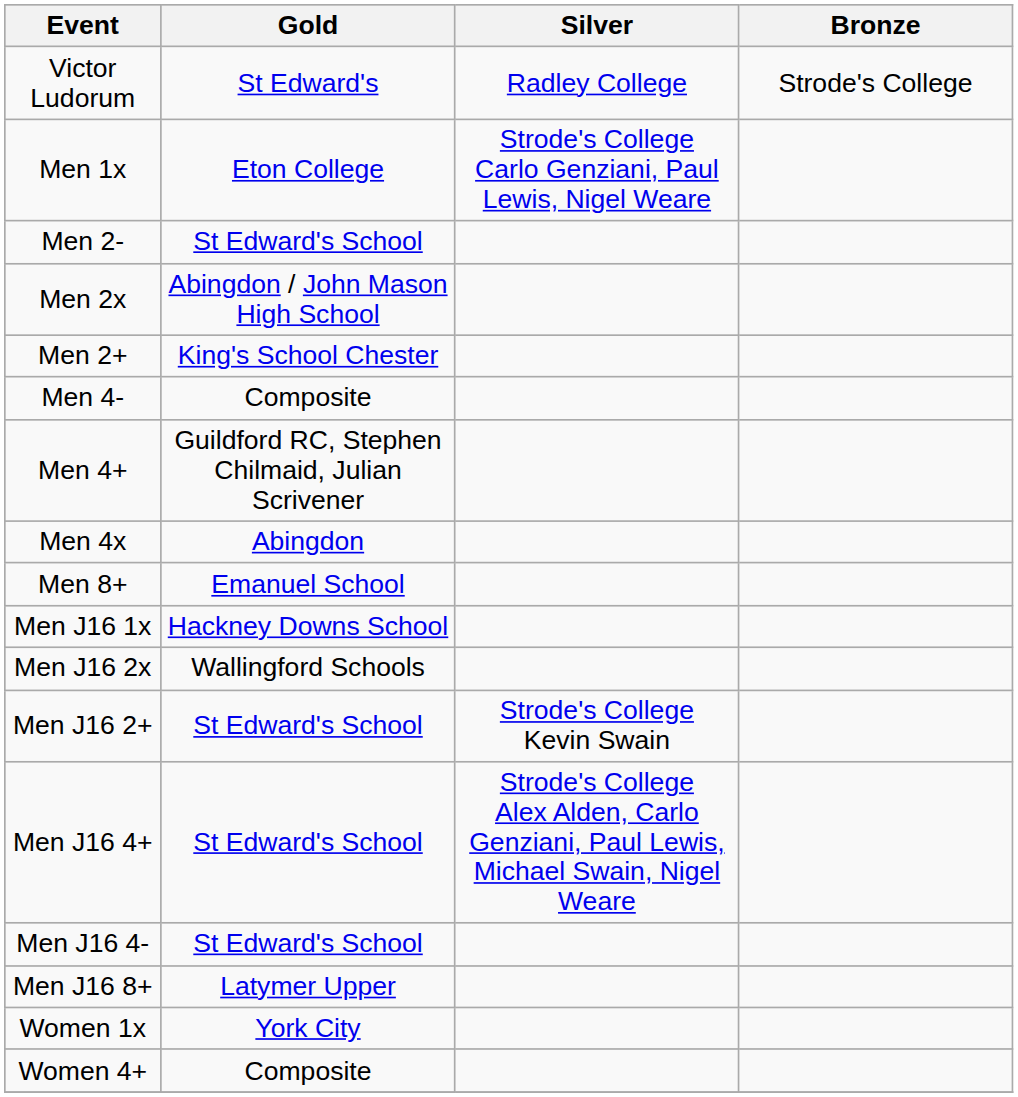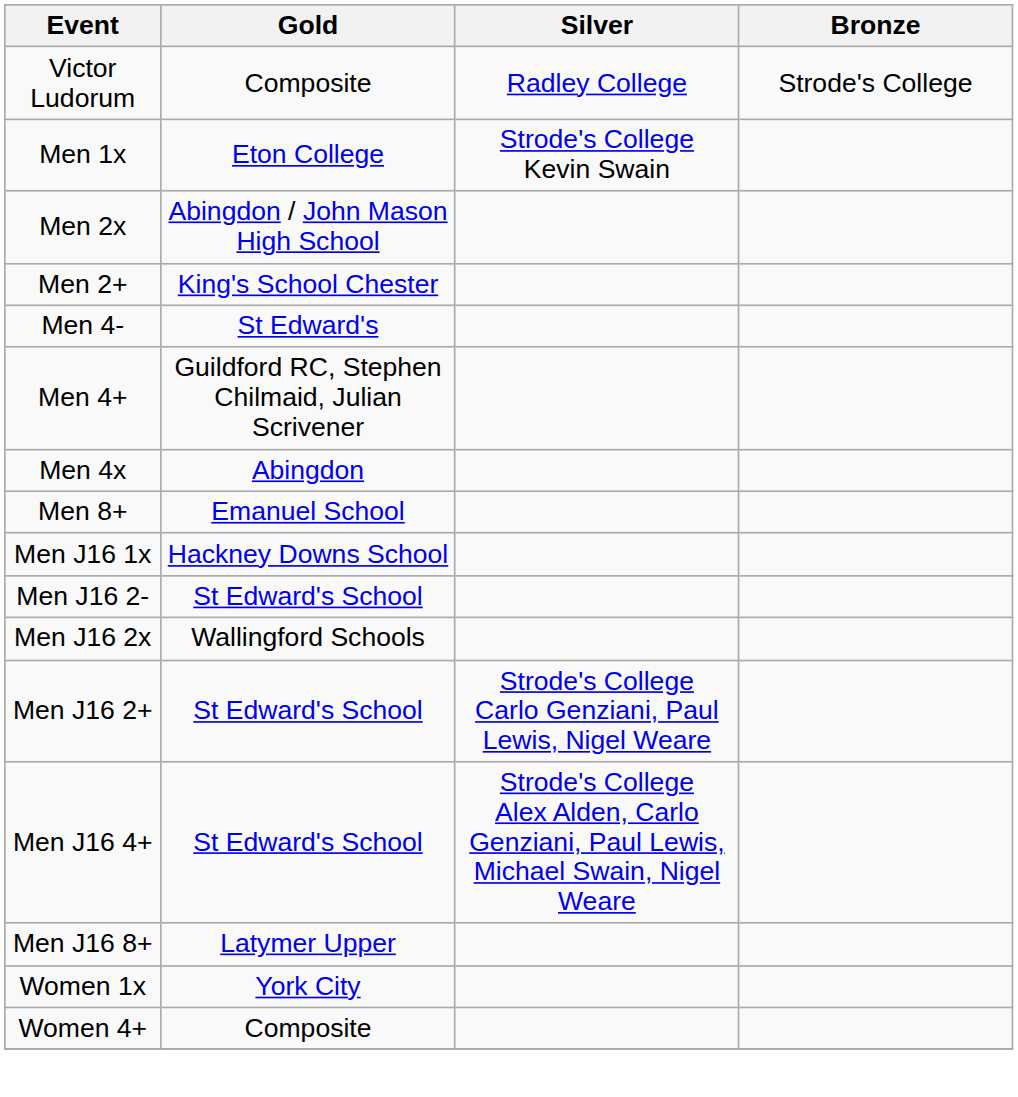(308, 82) St Edward's -> (308, 82) Composite
(597, 169) Strode's College Carlo Genziani, Paul Lewis, Nigel Weare -> (597, 154) Strode's College Kevin Swain
- row: (83, 241)
(308, 397) Composite -> (308, 325) St Edward's
+ row: (83, 596)
(597, 725) Strode's College Kevin Swain -> (597, 710) Strode's College Carlo Genziani, Paul Lewis, Nigel Weare
- row: (83, 943)
